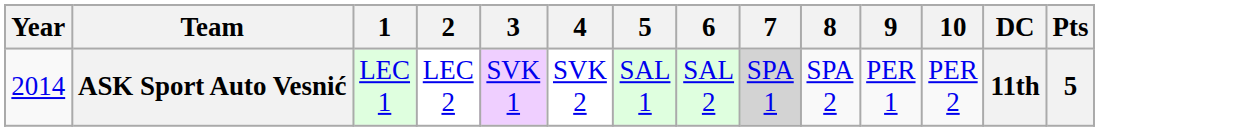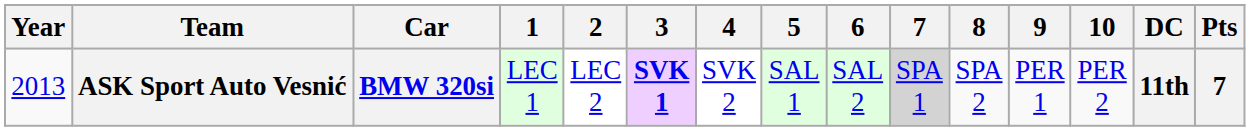+ column: (427, 26)
(38, 86) 2014 -> (38, 86) 2013
(513, 86) normal -> (662, 86) bold
(1070, 86) 5 -> (1220, 86) 7
